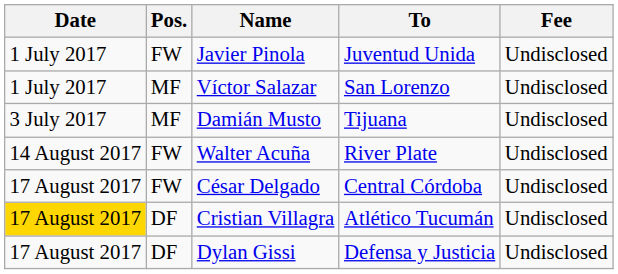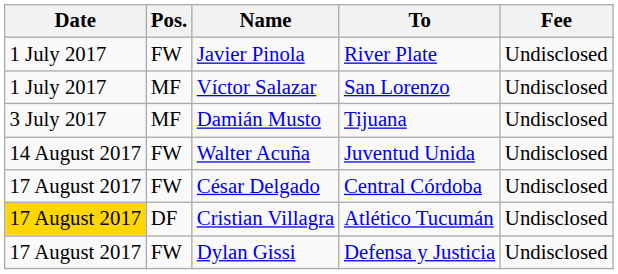(410, 53) Juventud Unida -> (390, 53) River Plate
(390, 152) River Plate -> (410, 152) Juventud Unida
(164, 251) DF -> (166, 251) FW
